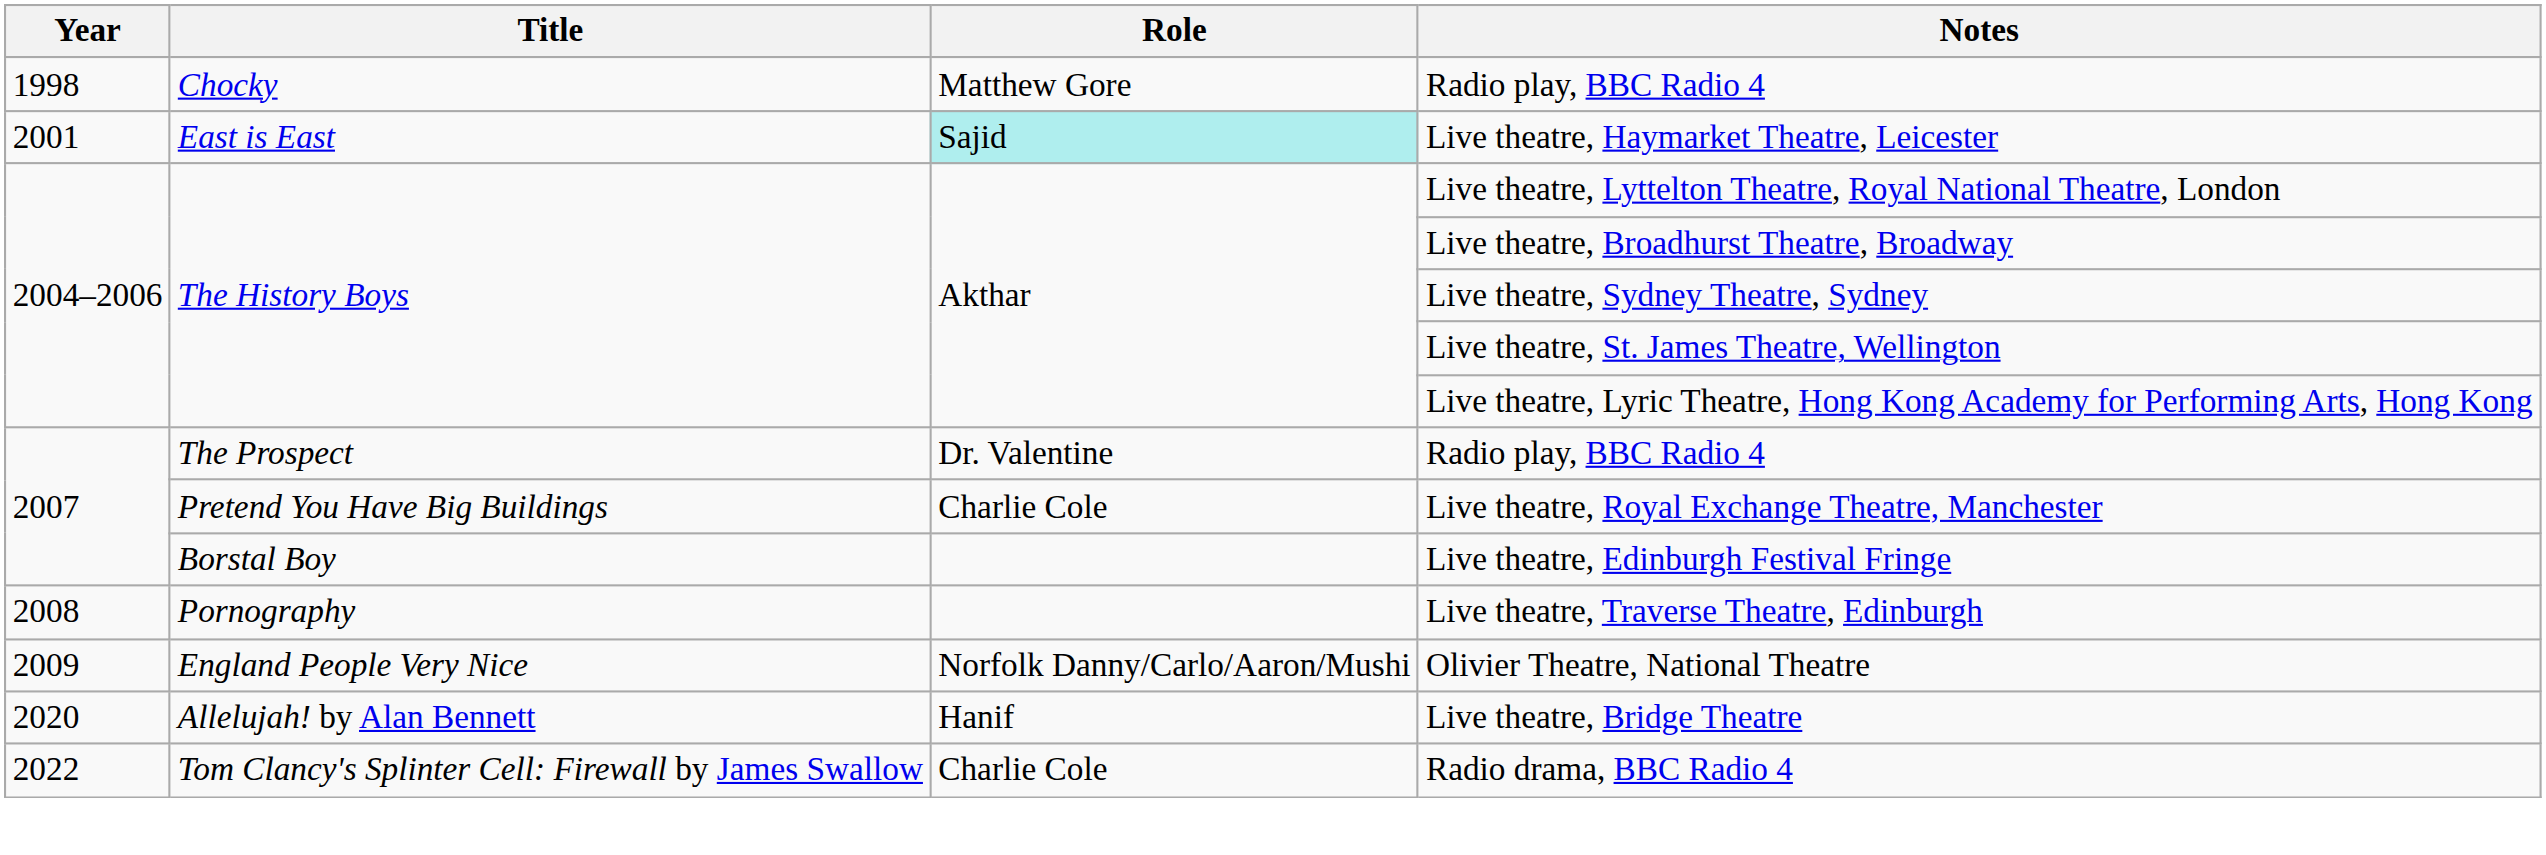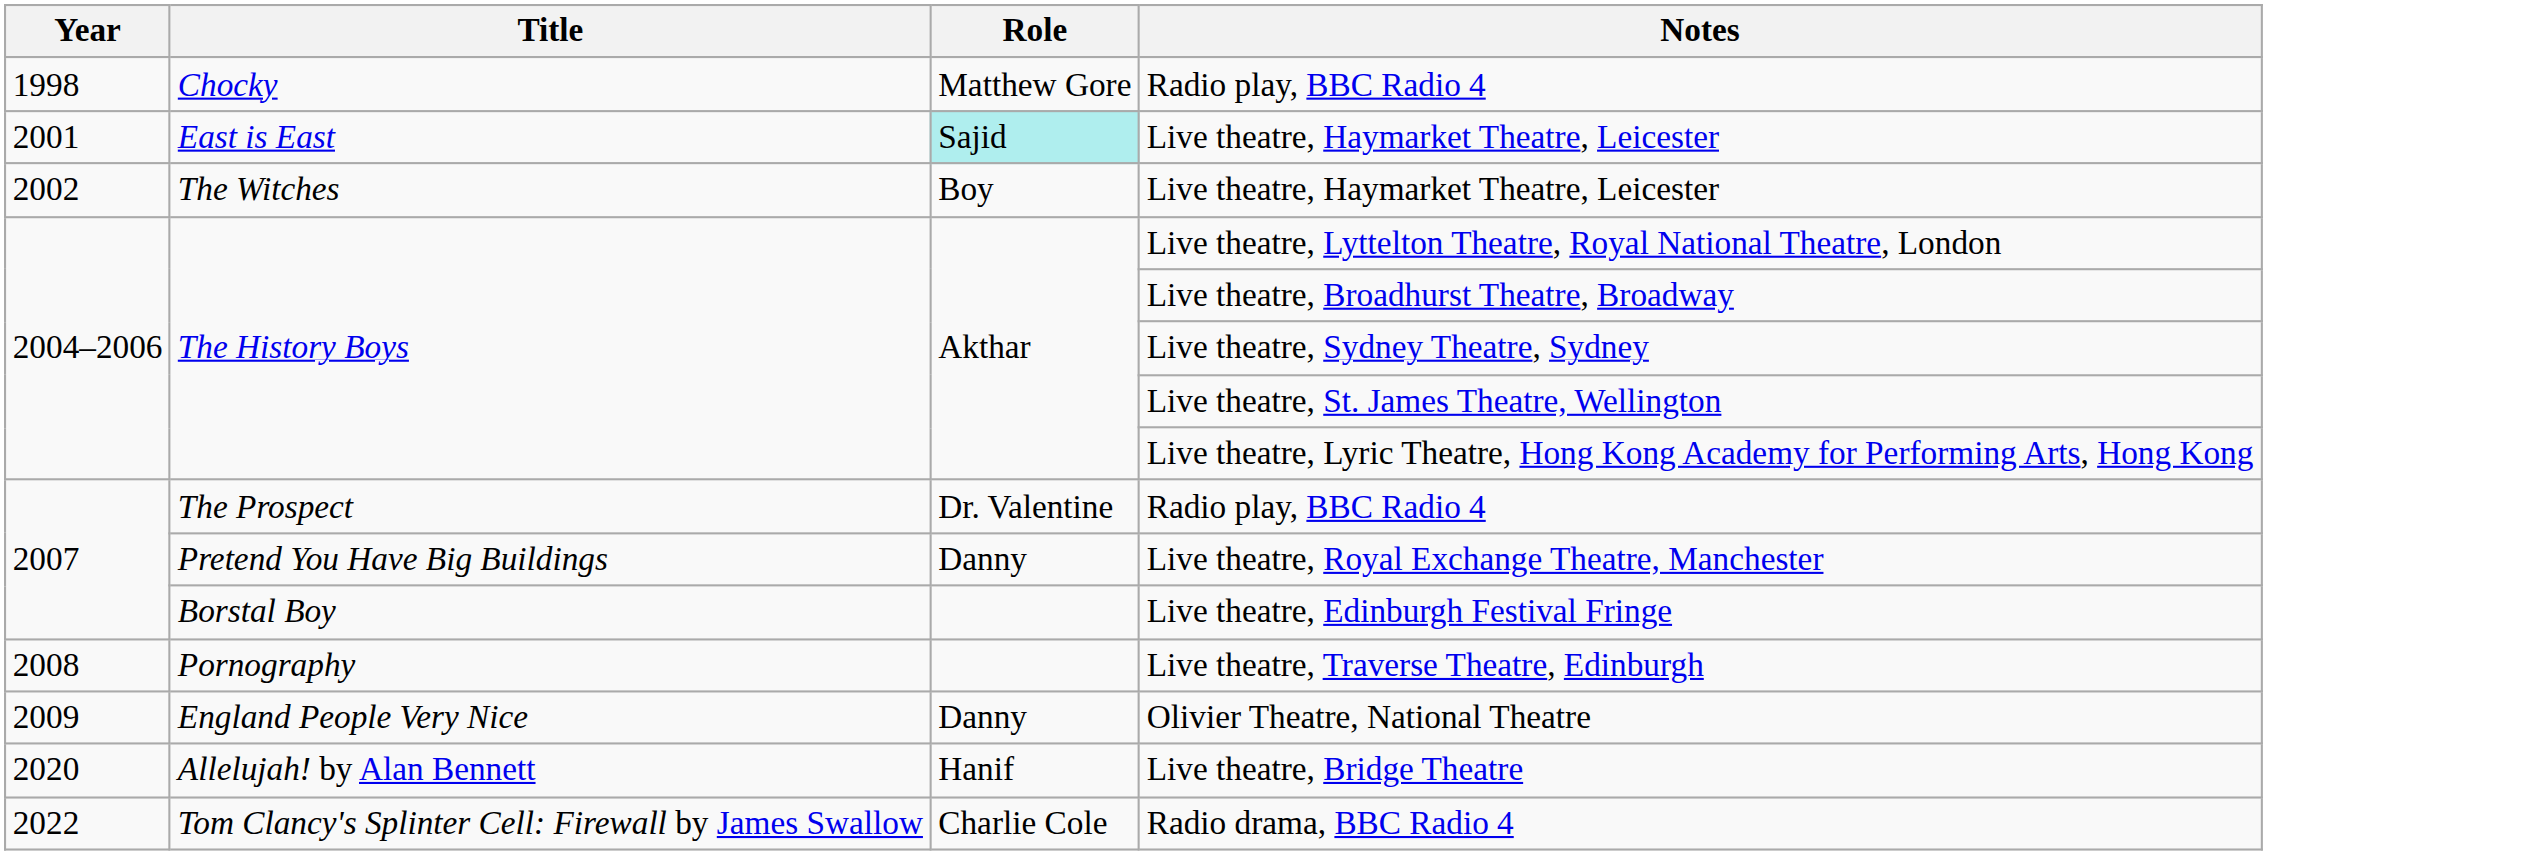+ row: (259, 189)
(1023, 505) Charlie Cole -> (983, 558) Danny
(1174, 664) Norfolk Danny/Carlo/Aaron/Mushi -> (983, 717) Danny
